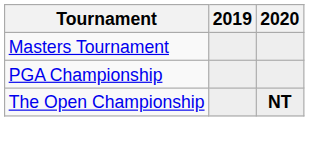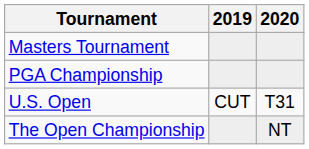+ row: (50, 102)
(280, 102) bold -> (280, 130) normal
